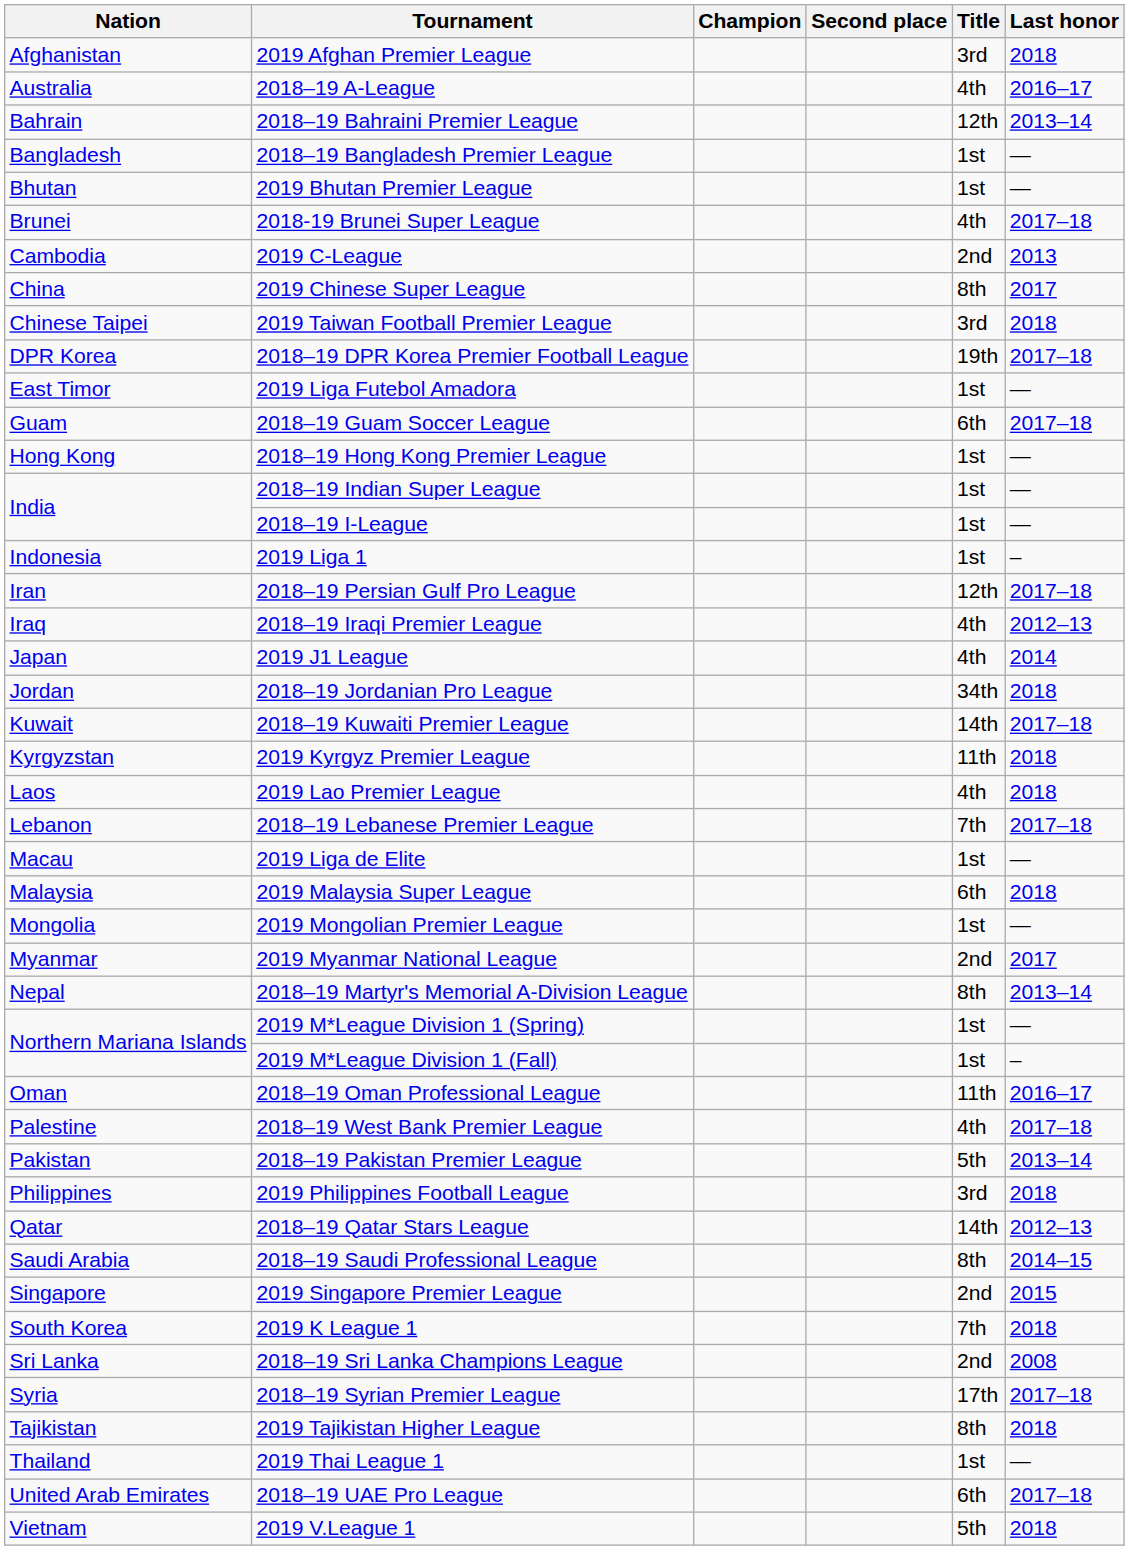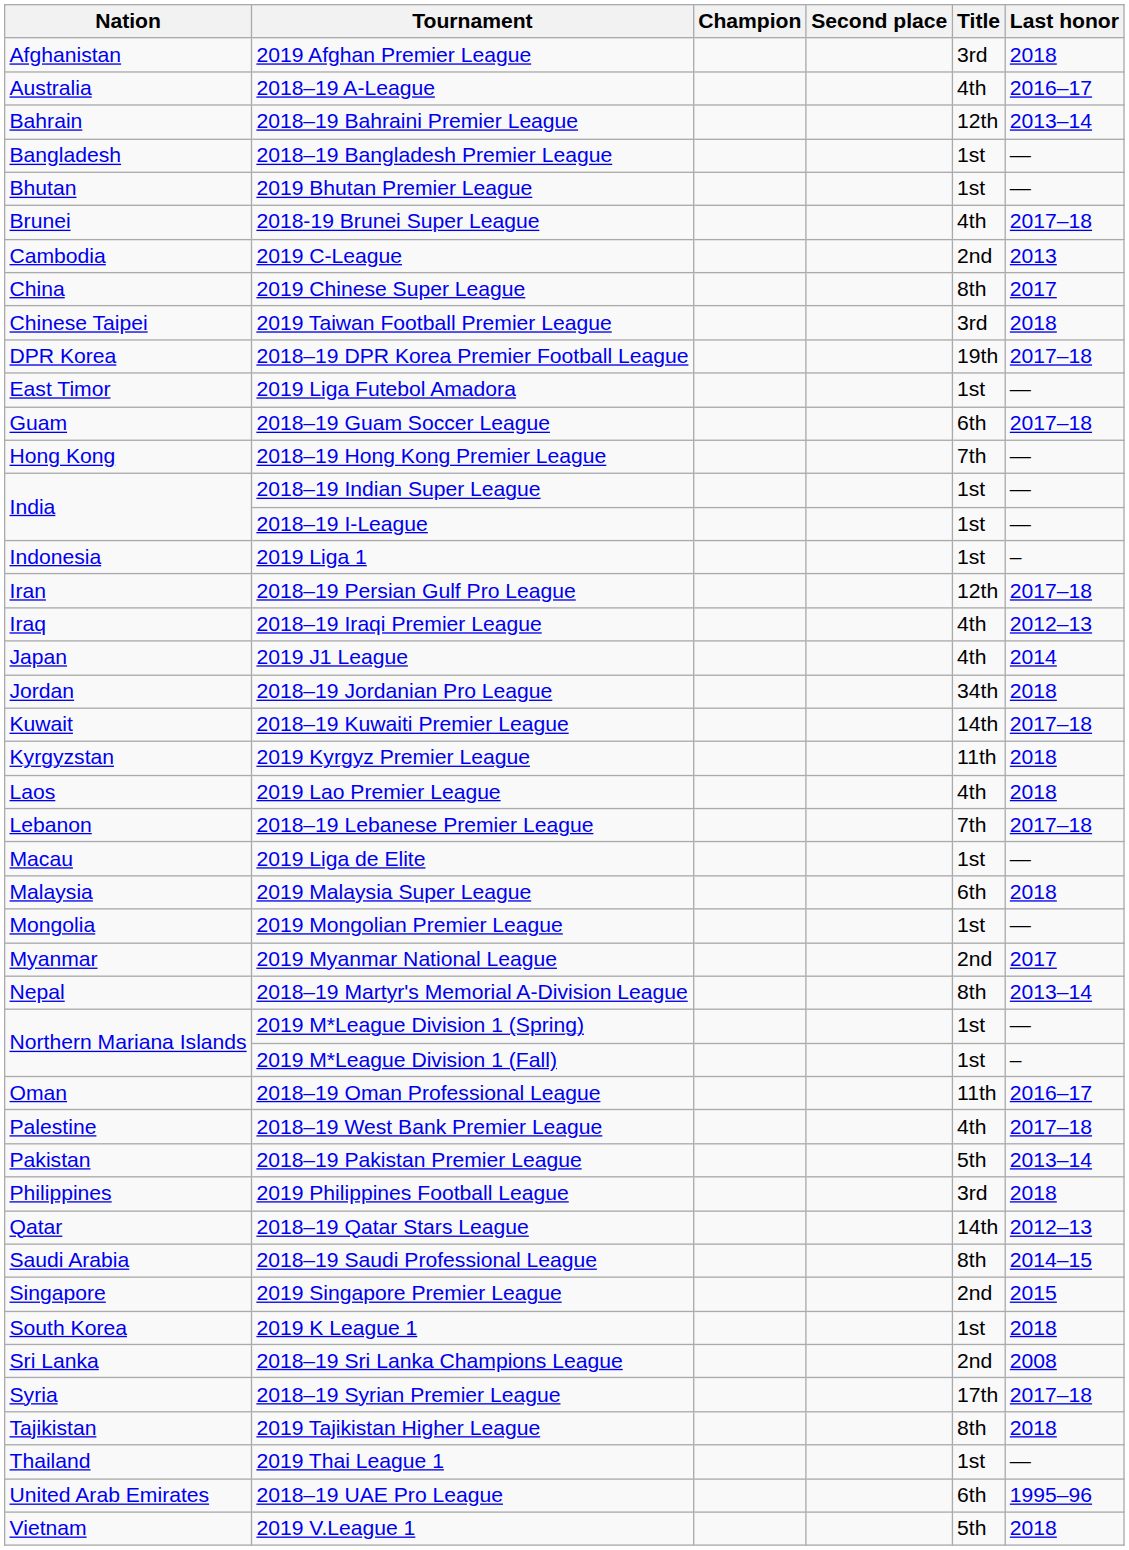(971, 456) 1st -> (972, 456) 7th
(972, 1327) 7th -> (971, 1327) 1st
(1051, 1495) 2017–18 -> (1051, 1495) 1995–96
